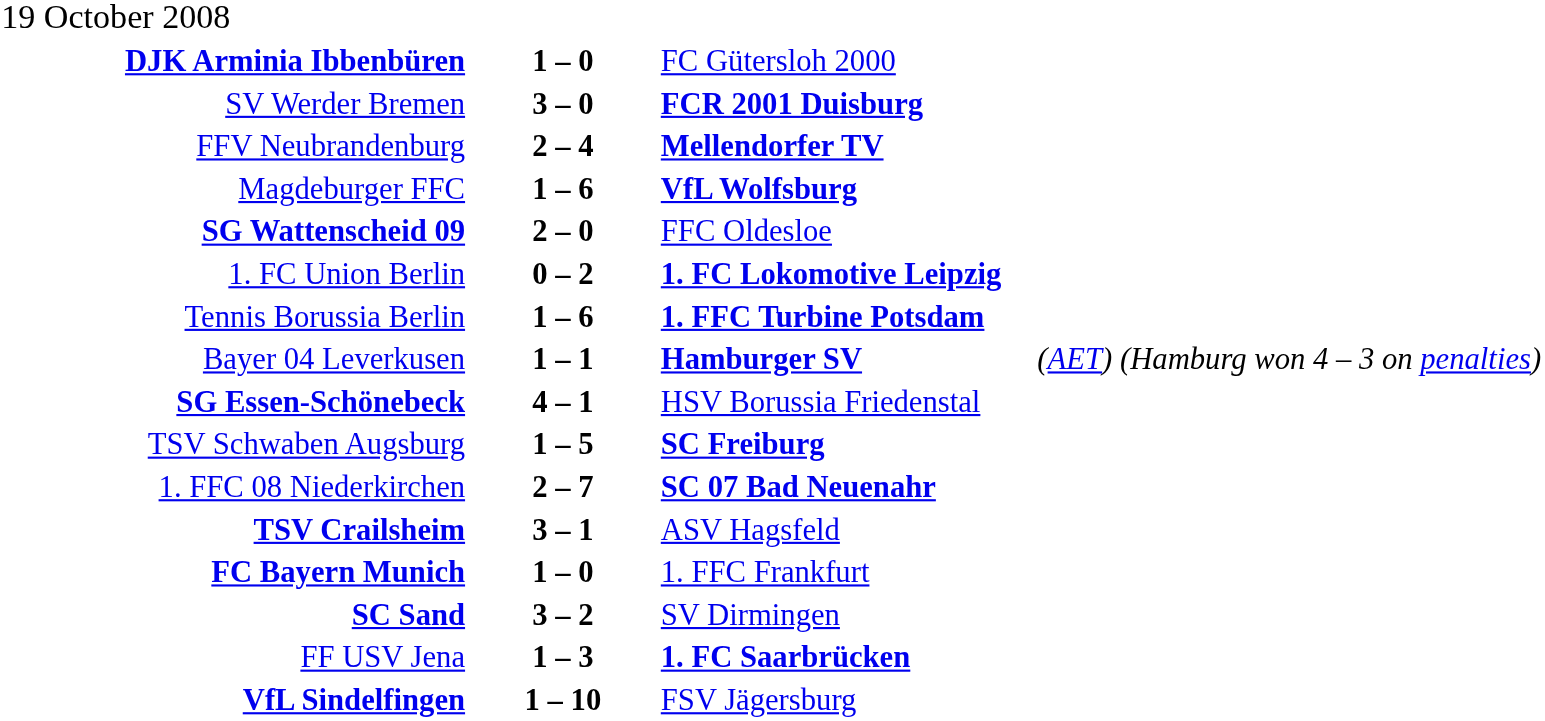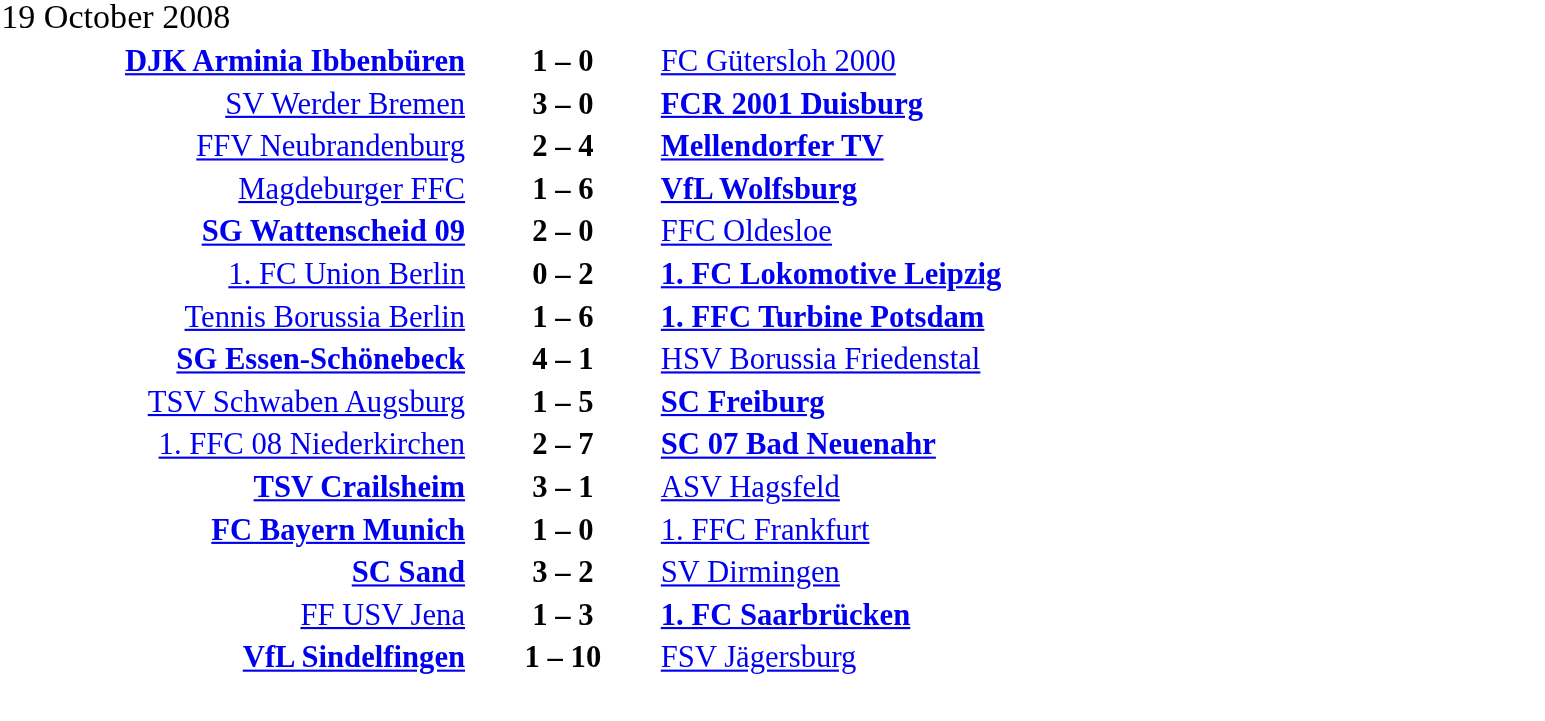- row: (334, 359)
